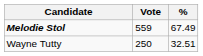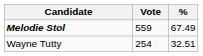(143, 43) 250 -> (143, 43) 254
